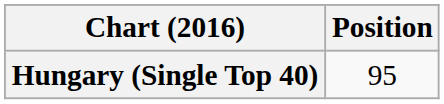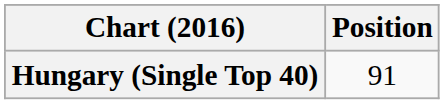(382, 74) 95 -> (382, 74) 91
